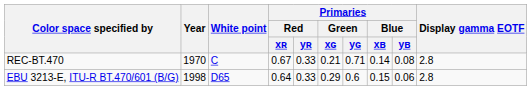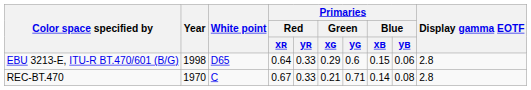rows swapped: (35, 61) <-> (93, 77)
